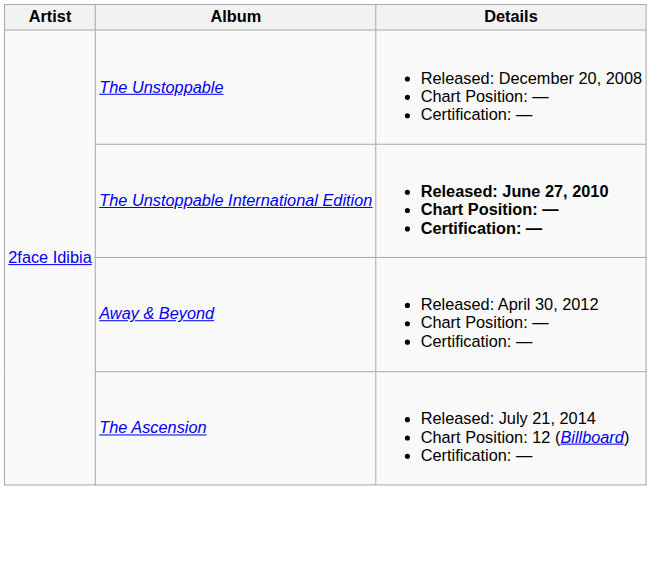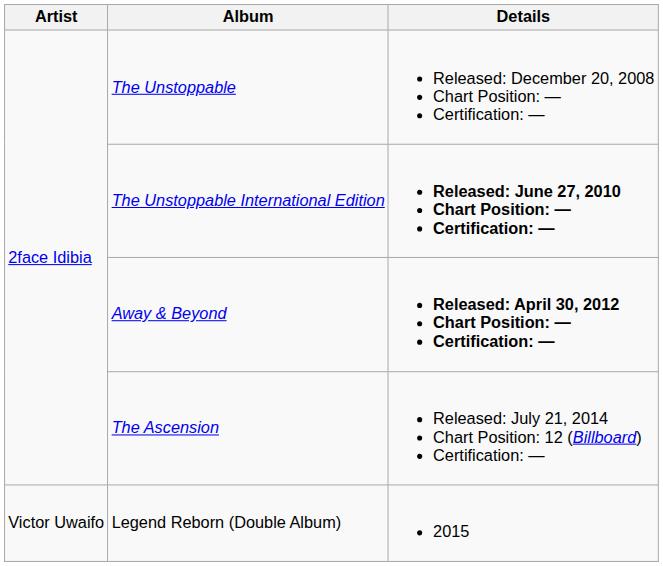(511, 324) normal -> (523, 324) bold
+ row: (226, 523)
